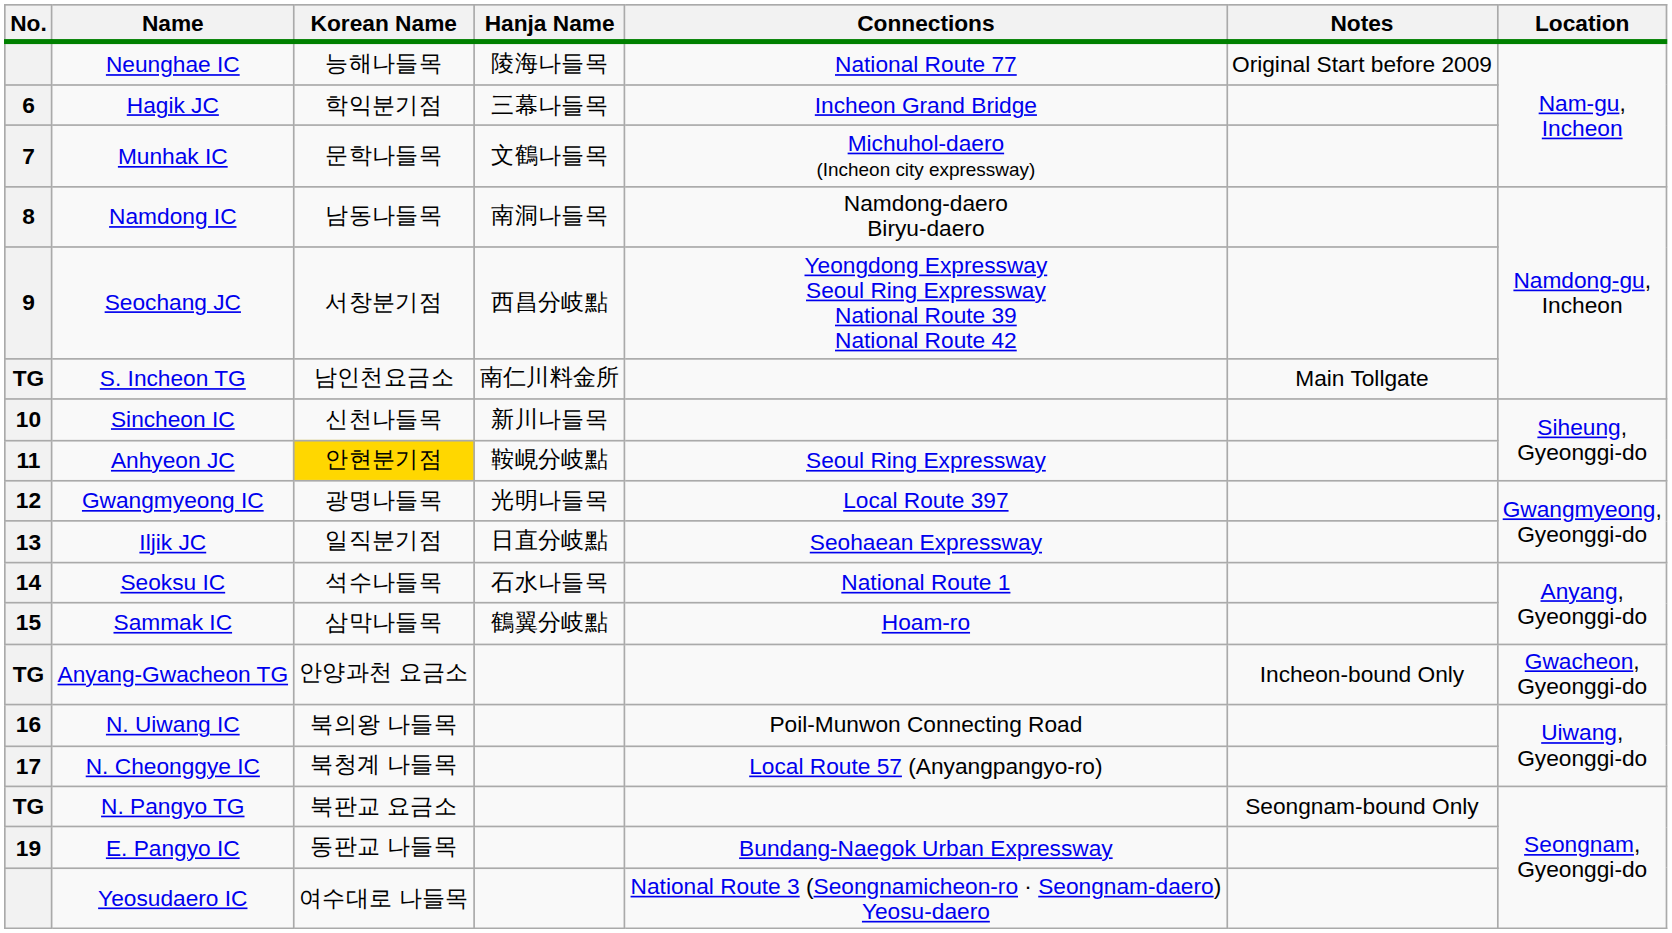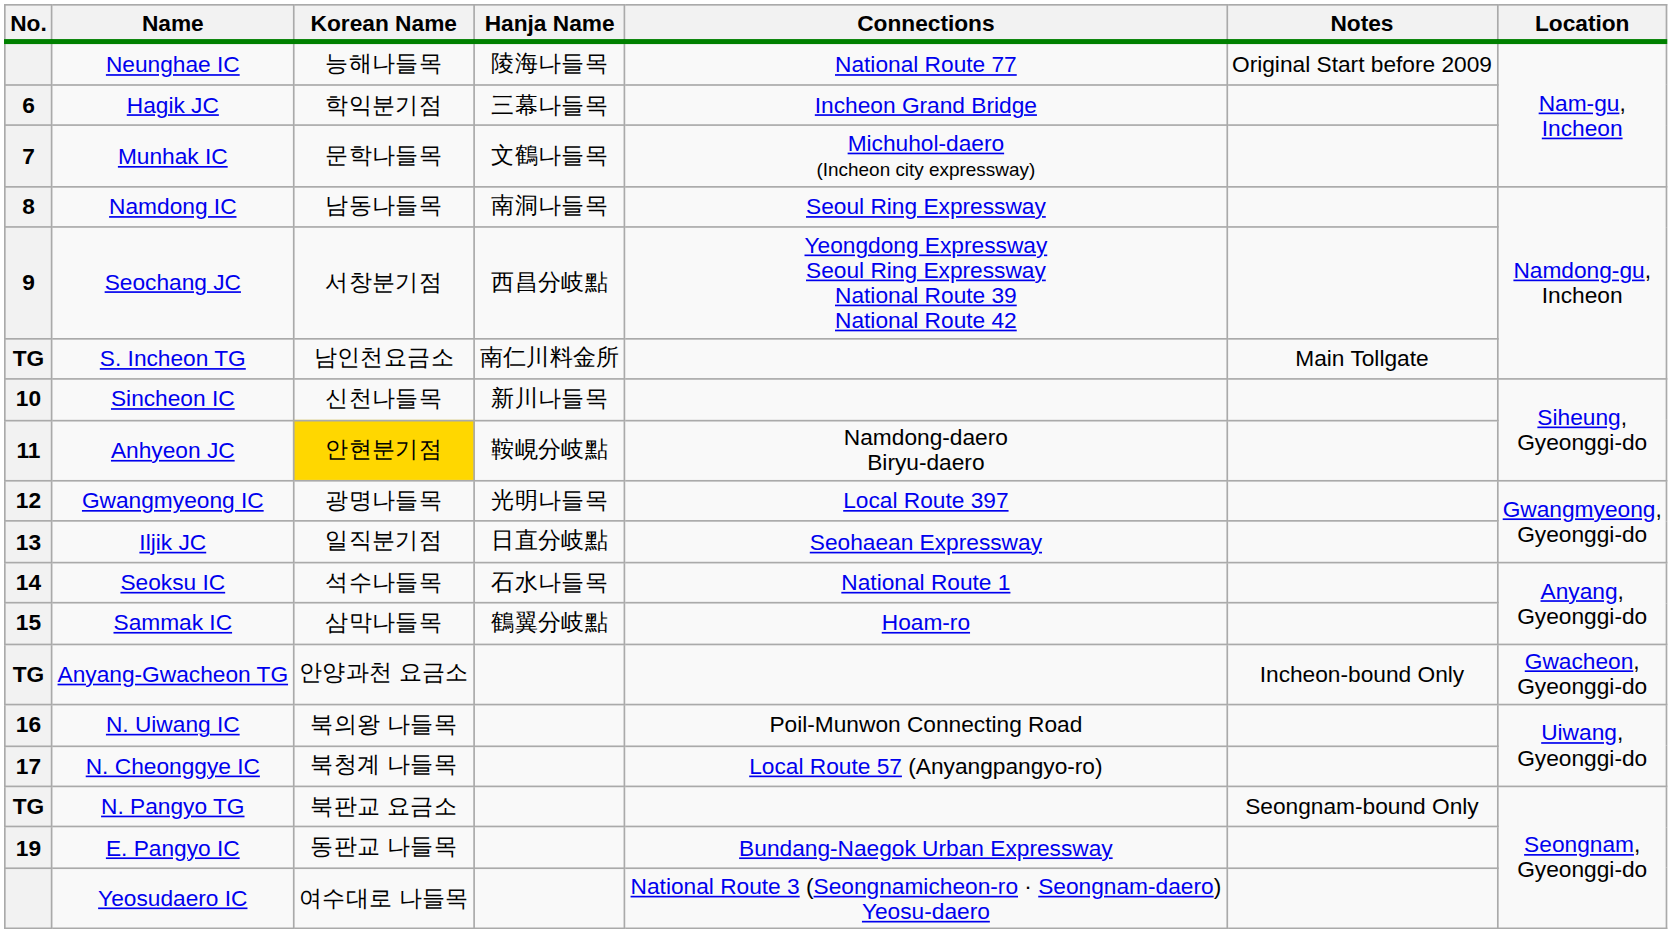(926, 216) Namdong-daero Biryu-daero -> (926, 206) Seoul Ring Expressway
(926, 460) Seoul Ring Expressway -> (926, 450) Namdong-daero Biryu-daero
